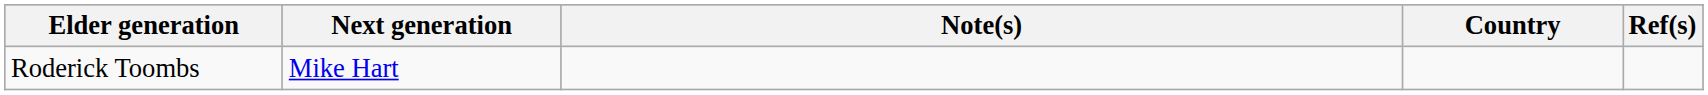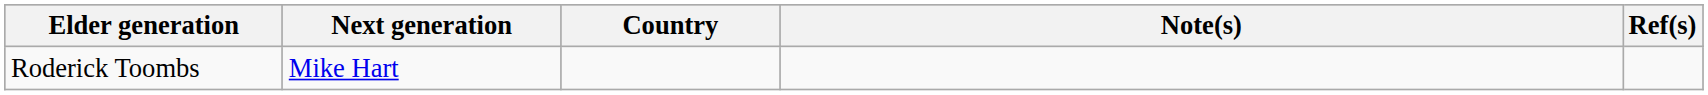columns swapped: (1513, 25) <-> (982, 25)
